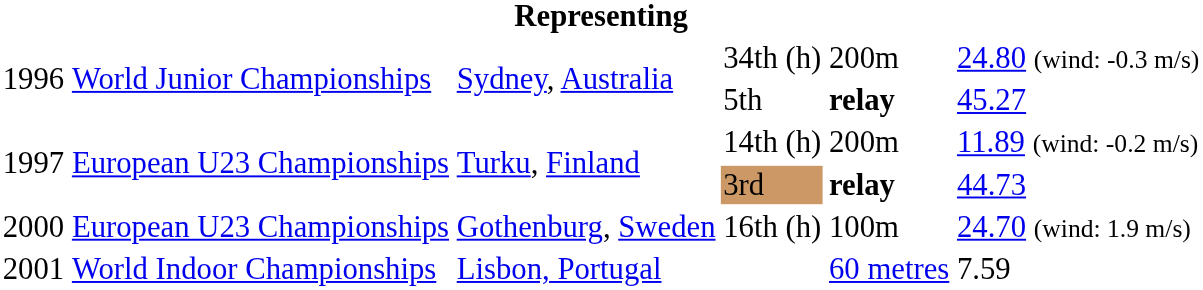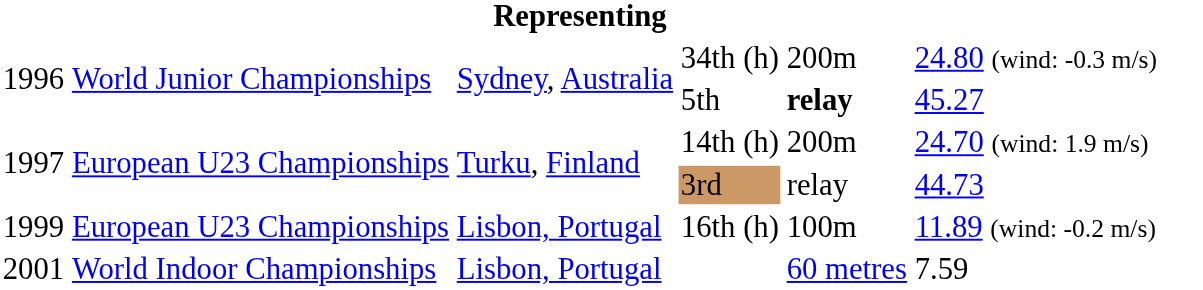(1078, 142) 11.89 (wind: -0.2 m/s) -> (1032, 142) 24.70 (wind: 1.9 m/s)
(862, 184) bold -> (817, 184) normal
(33, 226) 2000 -> (33, 226) 1999
(586, 226) Gothenburg, Sweden -> (559, 226) Lisbon, Portugal
(1074, 226) 24.70 (wind: 1.9 m/s) -> (1035, 226) 11.89 (wind: -0.2 m/s)
